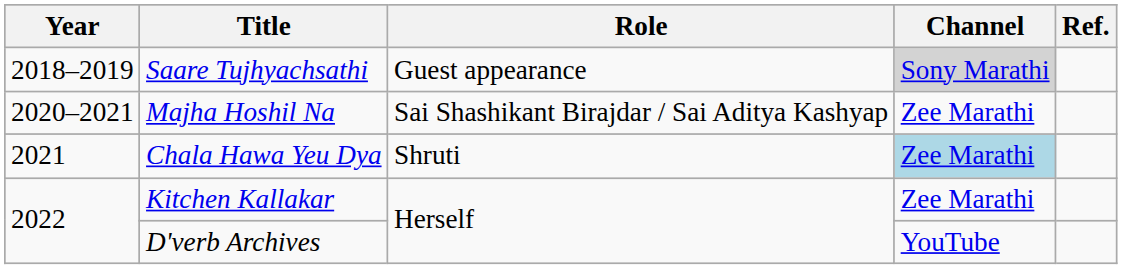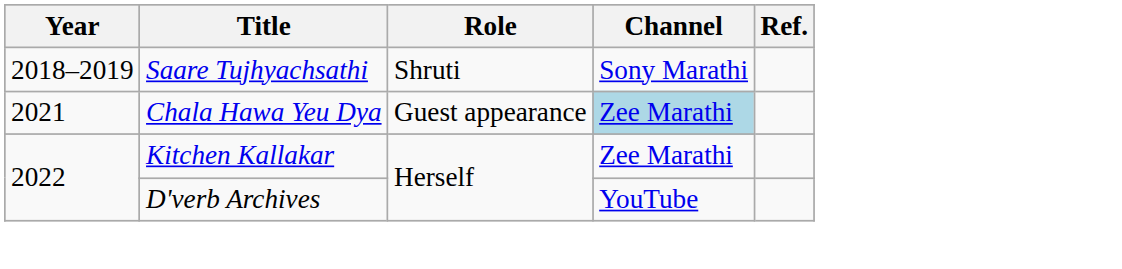(490, 69) Guest appearance -> (427, 69) Shruti
(975, 69) lightgrey background -> (674, 69) no background
- row: (241, 112)
(427, 155) Shruti -> (490, 112) Guest appearance
